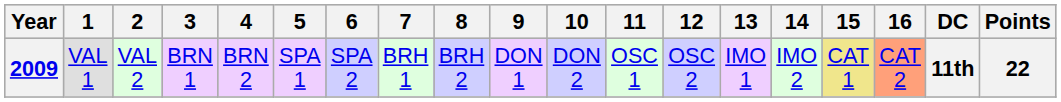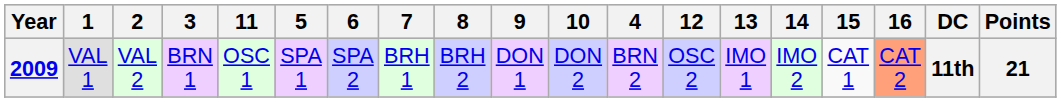columns swapped: (246, 21) <-> (635, 21)
(848, 67) khaki background -> (848, 67) no background
(1018, 67) 22 -> (1018, 67) 21
